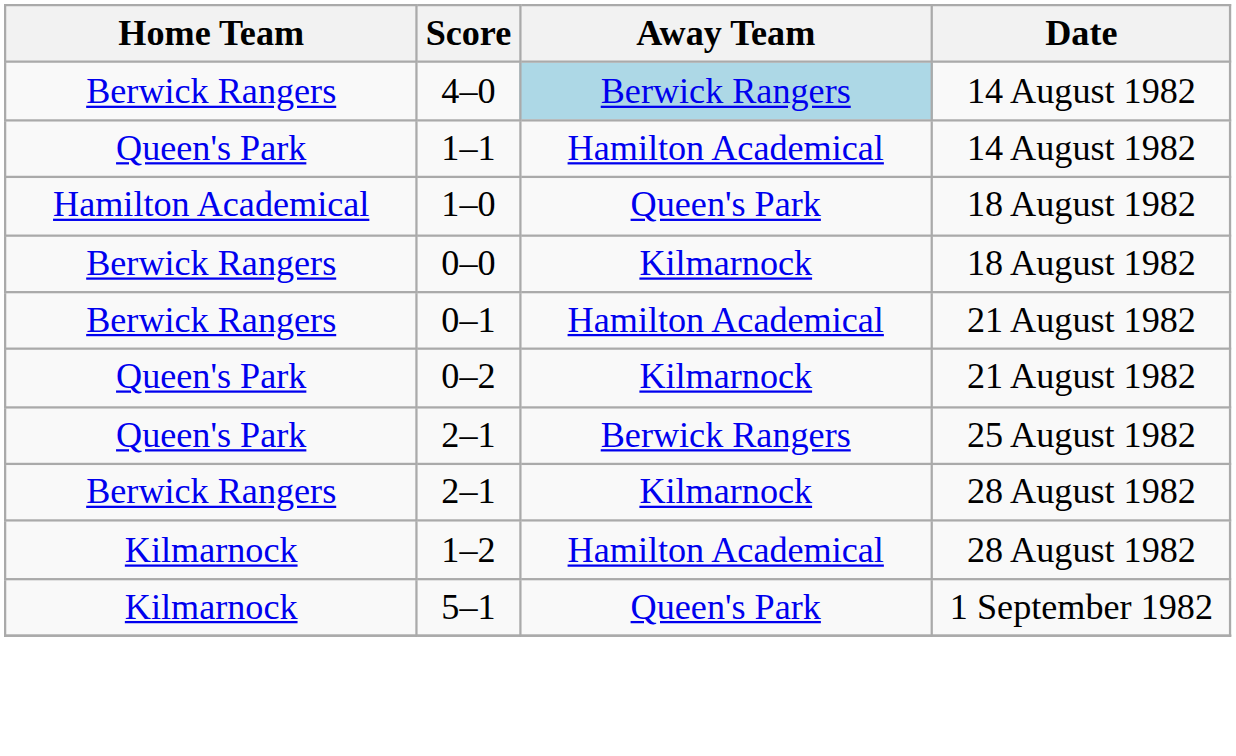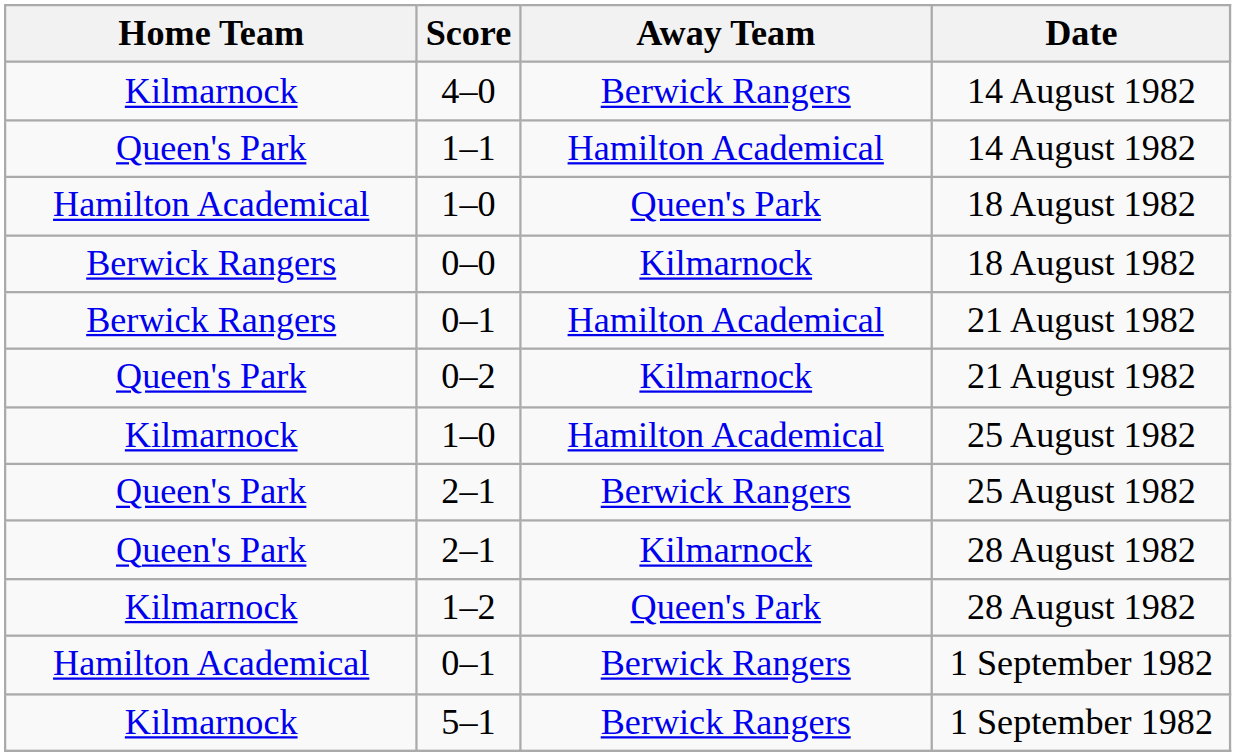(211, 90) Berwick Rangers -> (211, 90) Kilmarnock
(726, 90) lightblue background -> (726, 90) no background
+ row: (468, 434)
(211, 491) Berwick Rangers -> (211, 549) Queen's Park
(726, 549) Hamilton Academical -> (726, 606) Queen's Park
+ row: (468, 663)
(726, 606) Queen's Park -> (726, 721) Berwick Rangers
